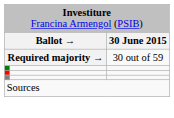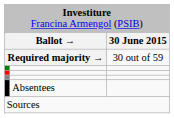+ row: (7, 88)
